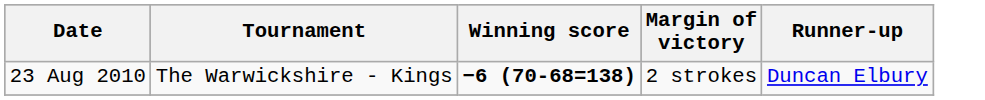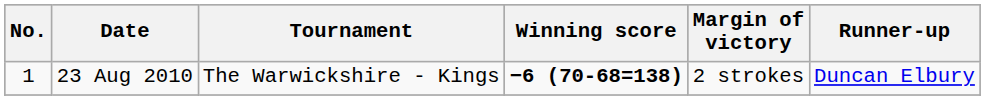+ column: (28, 34)
